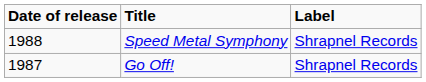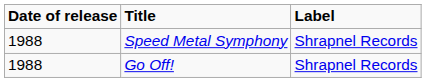(25, 65) 1987 -> (25, 65) 1988
